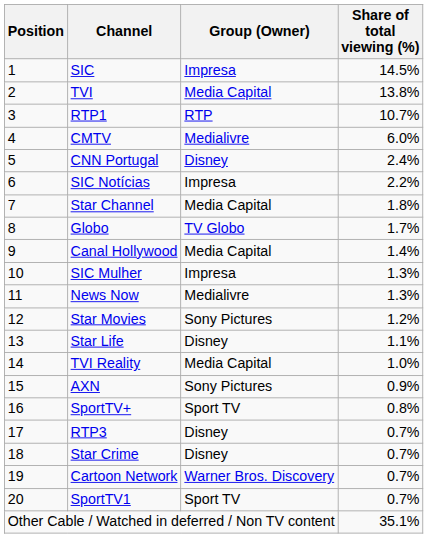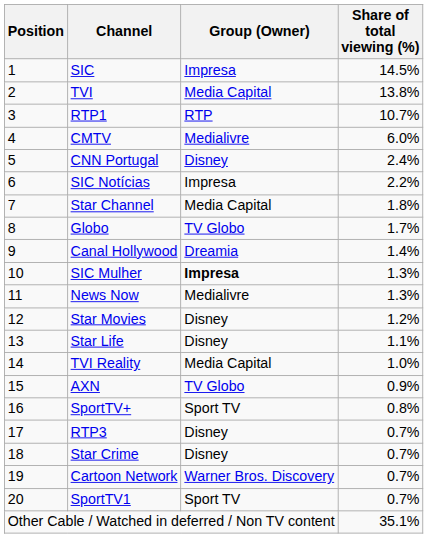(228, 251) Media Capital -> (211, 251) Dreamia
(210, 273) normal -> (212, 273) bold
(228, 318) Sony Pictures -> (206, 318) Disney
(228, 386) Sony Pictures -> (214, 386) TV Globo
